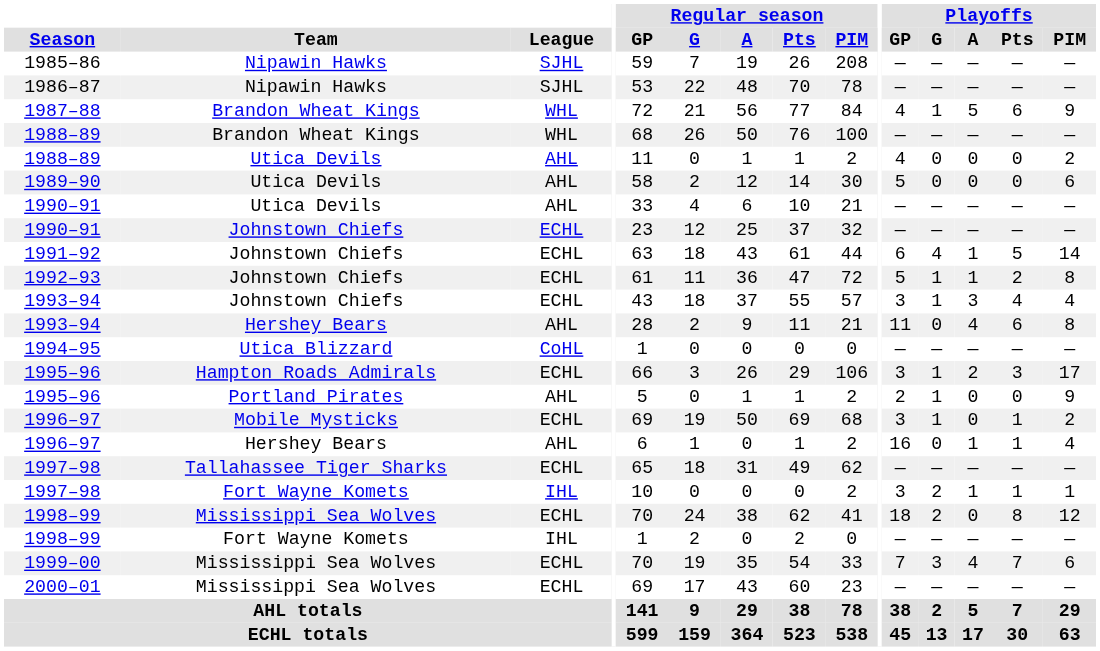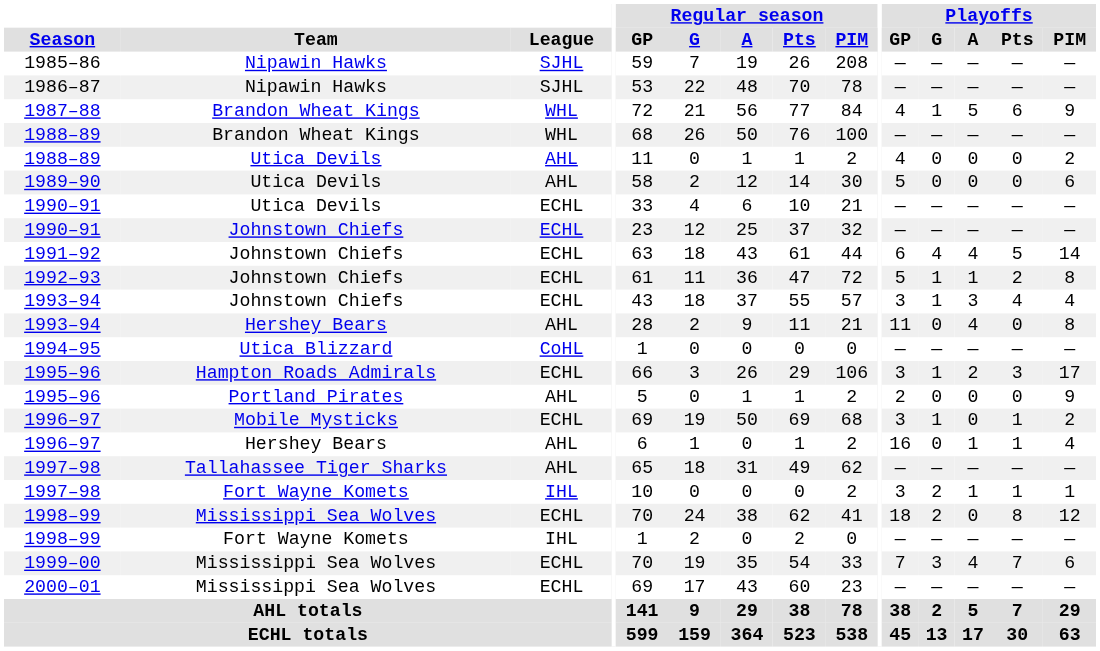(561, 206) AHL -> (561, 206) ECHL
(973, 254) 1 -> (973, 254) 4
(1017, 325) 6 -> (1017, 325) 0
(937, 397) 1 -> (937, 397) 0
(561, 468) ECHL -> (561, 468) AHL
